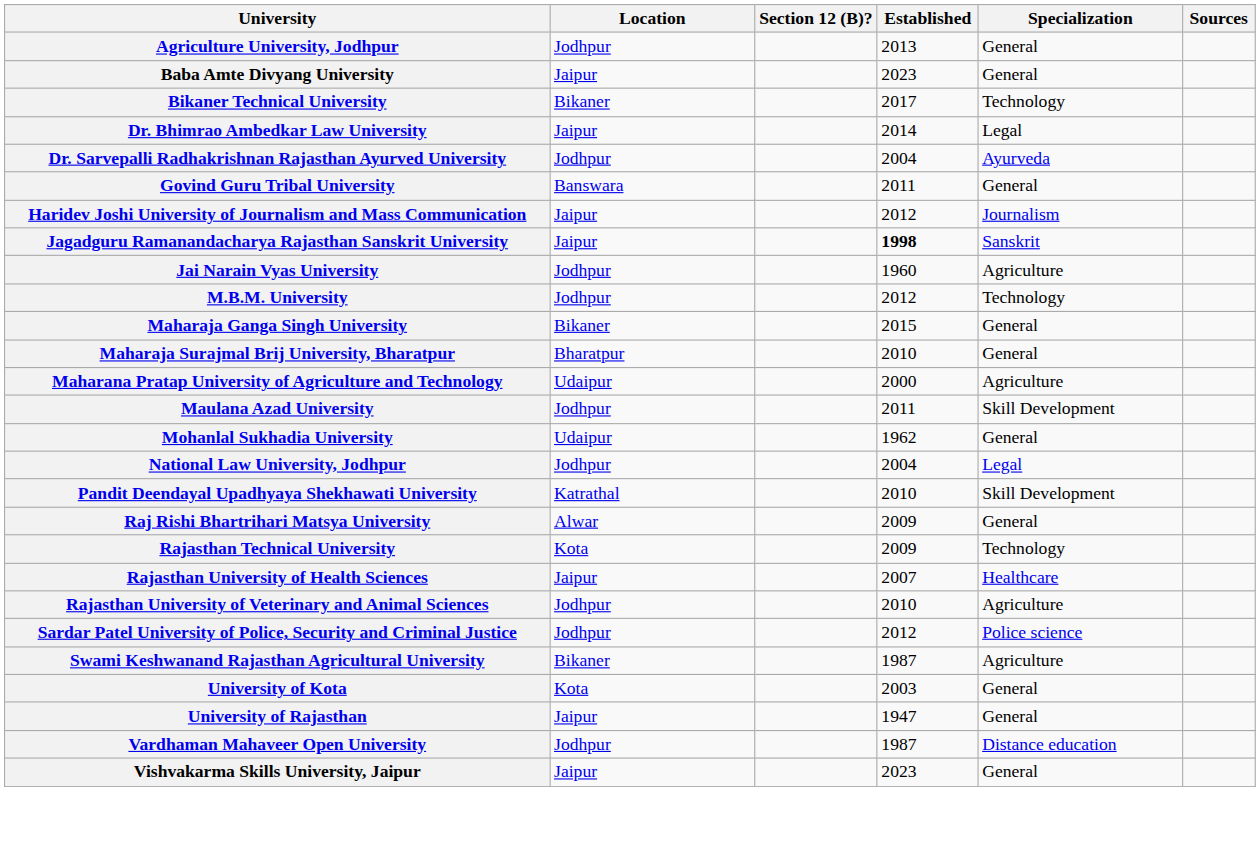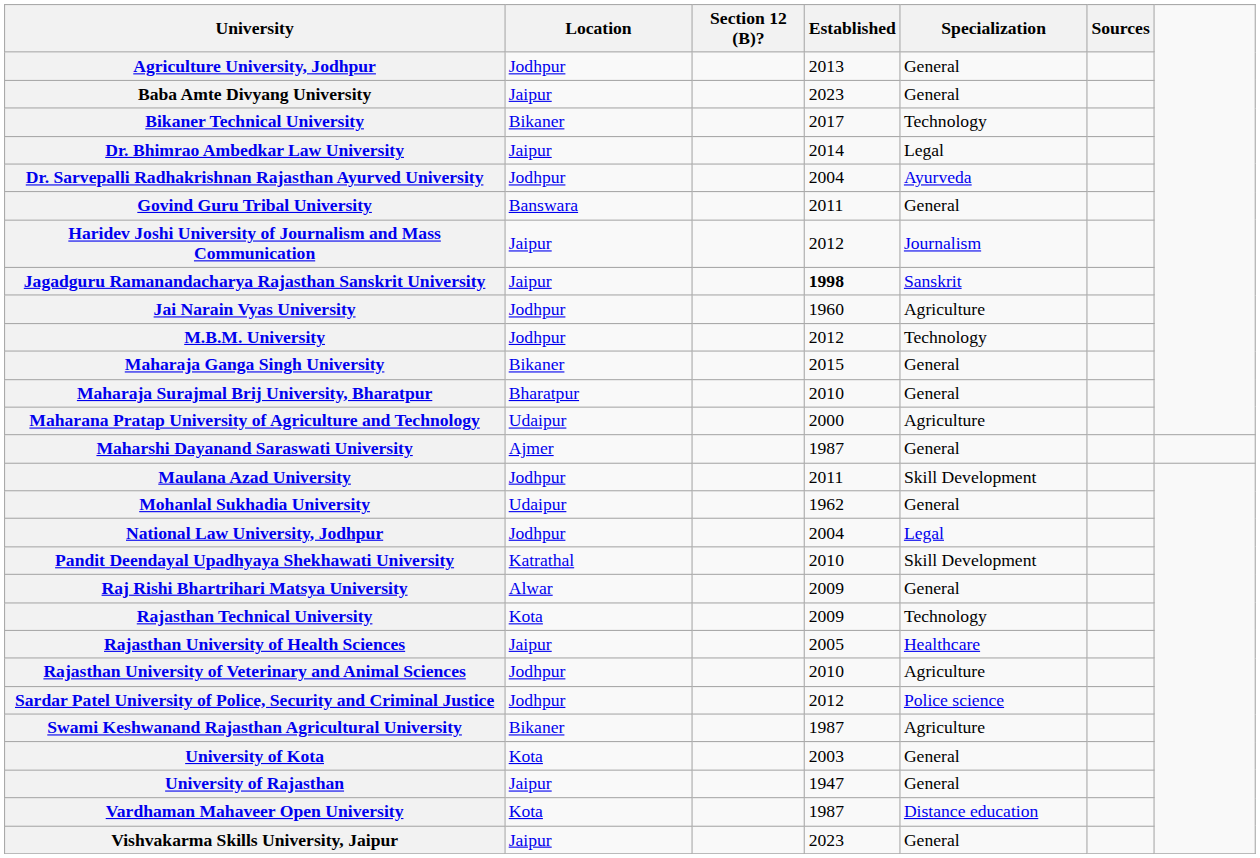+ row: (255, 448)
(899, 576) 2007 -> (826, 644) 2005
(582, 744) Jodhpur -> (526, 811) Kota
